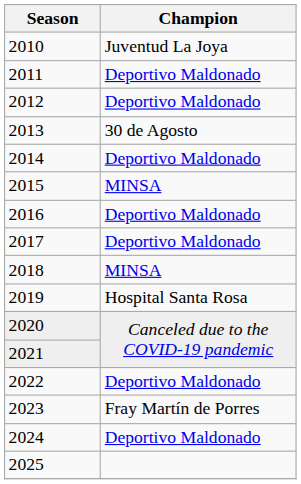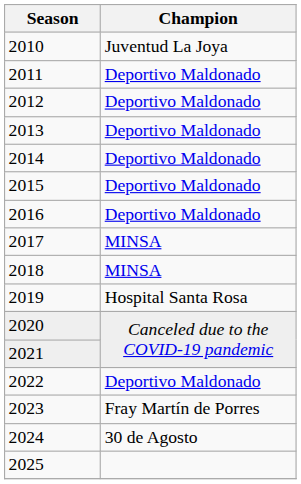(151, 130) 30 de Agosto -> (183, 130) Deportivo Maldonado
(133, 185) MINSA -> (183, 185) Deportivo Maldonado
(183, 241) Deportivo Maldonado -> (133, 241) MINSA
(183, 437) Deportivo Maldonado -> (151, 437) 30 de Agosto
